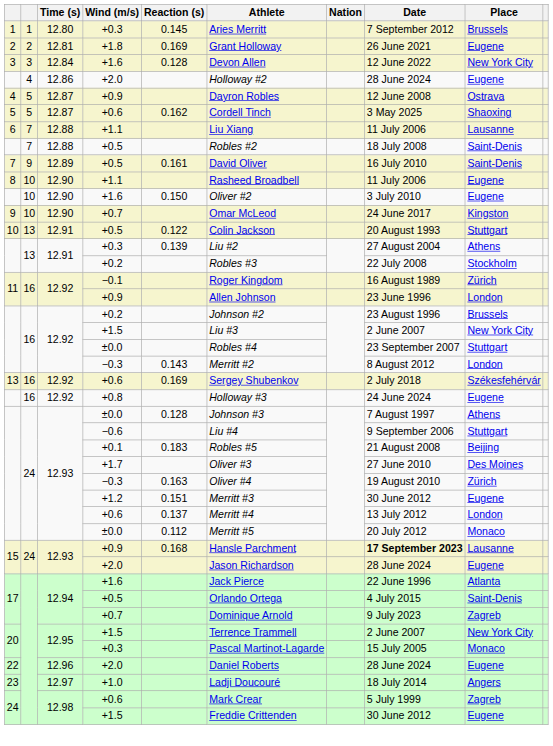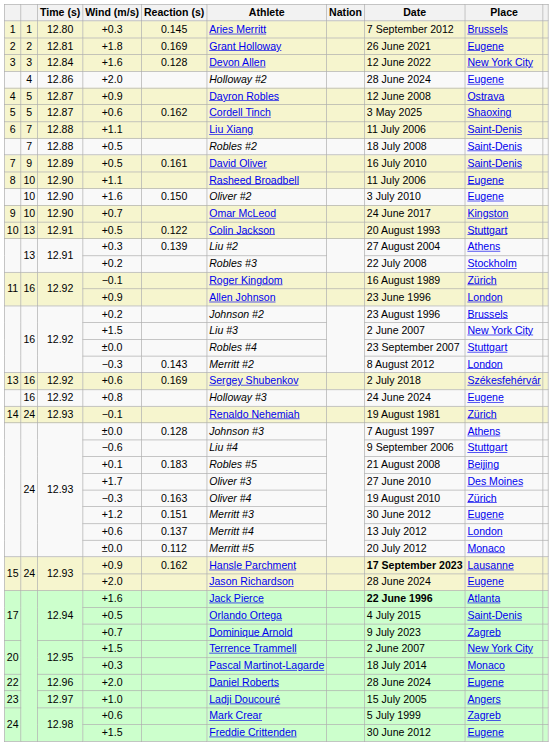(491, 130) Lausanne -> (495, 130) Saint-Denis
+ row: (13, 414)
(174, 548) 0.168 -> (174, 565) 0.162
(399, 582) normal -> (400, 599) bold
(397, 649) 15 July 2005 -> (397, 666) 18 July 2014
(397, 682) 18 July 2014 -> (397, 699) 15 July 2005
